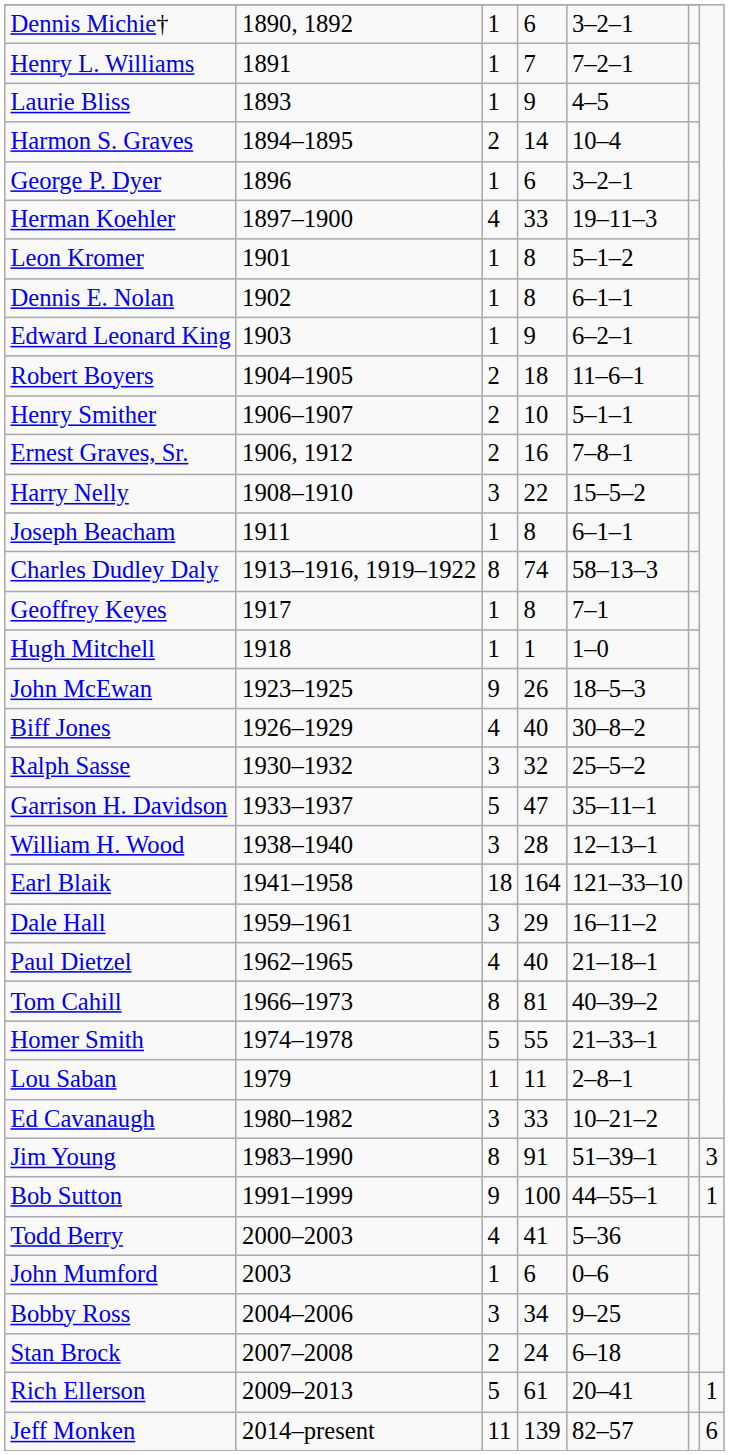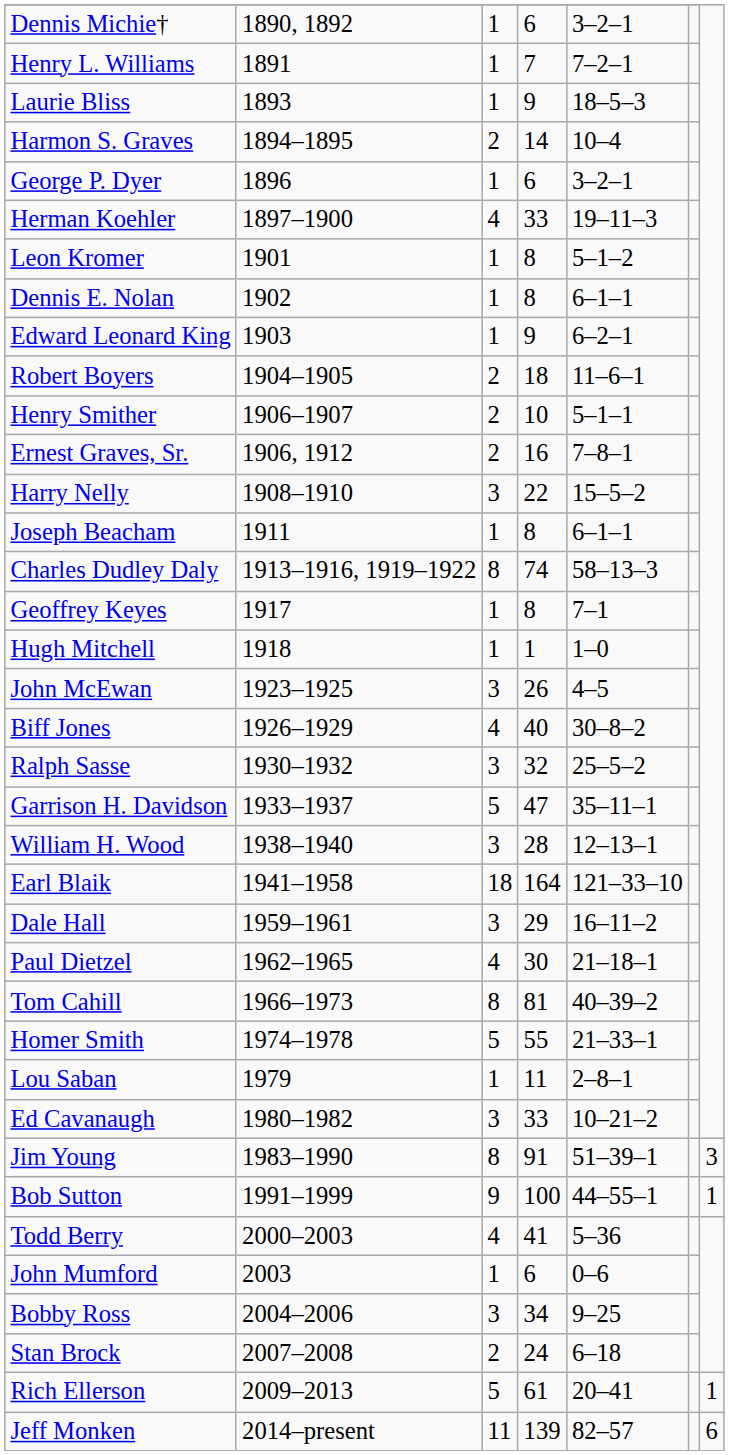(590, 102) 4–5 -> (609, 102) 18–5–3
(494, 688) 9 -> (494, 688) 3
(609, 688) 18–5–3 -> (590, 688) 4–5
(536, 961) 40 -> (536, 961) 30
